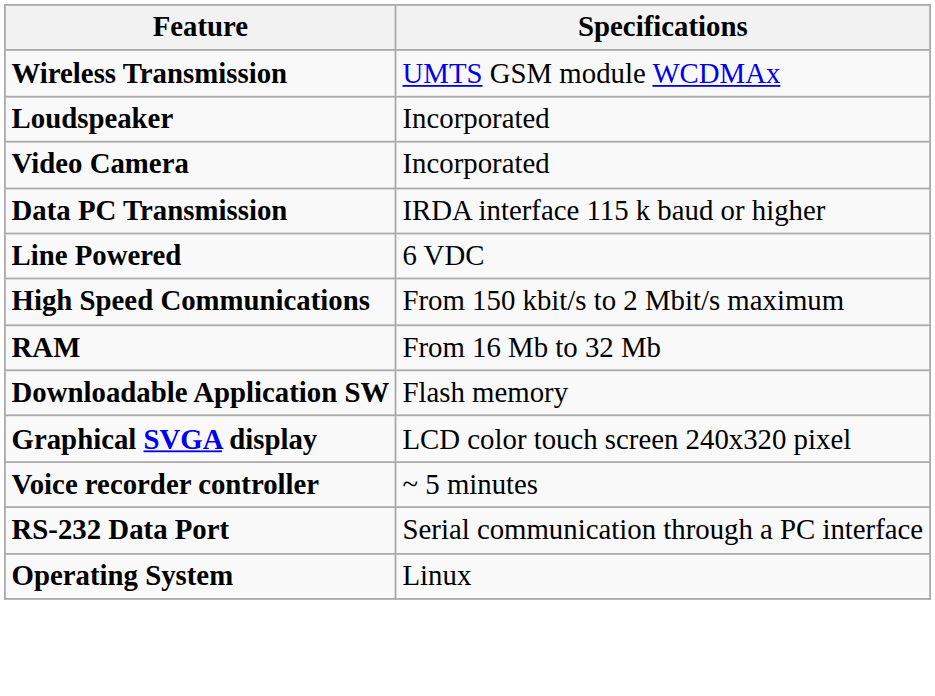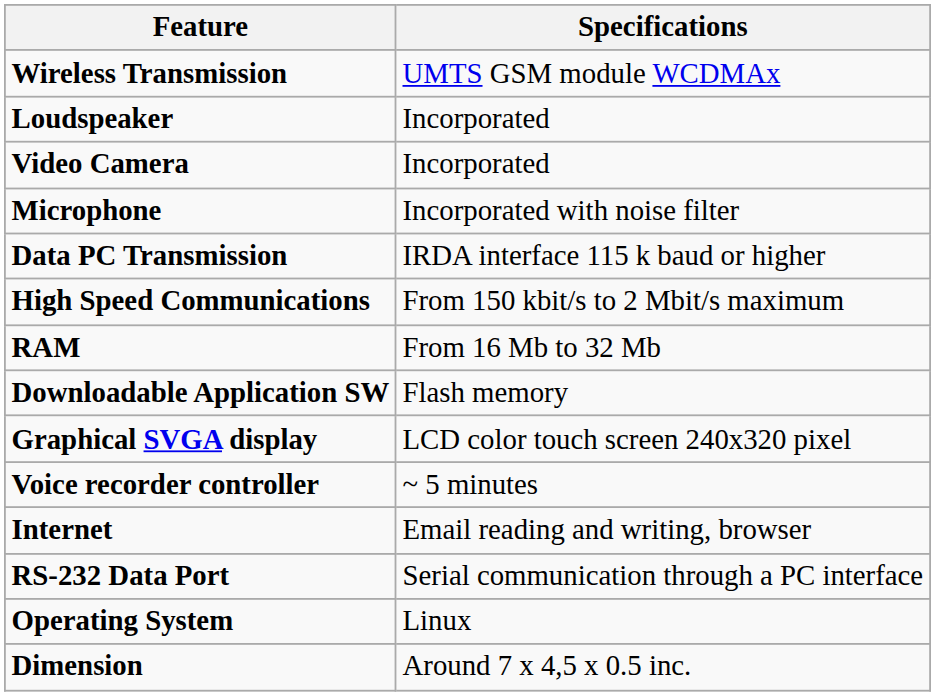+ row: (86, 210)
- row: (96, 255)
+ row: (62, 529)
+ row: (77, 666)
